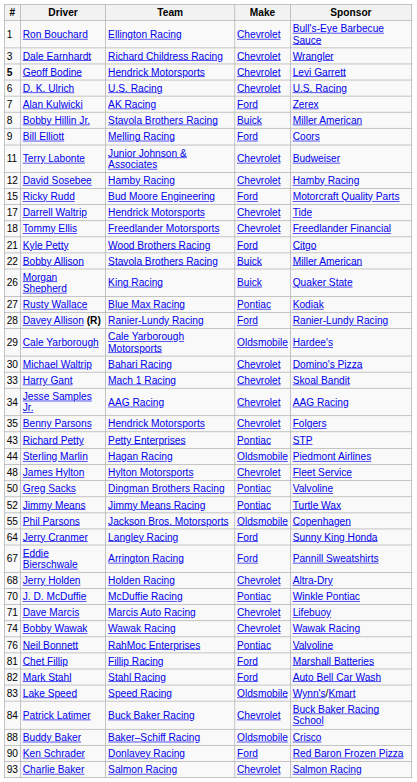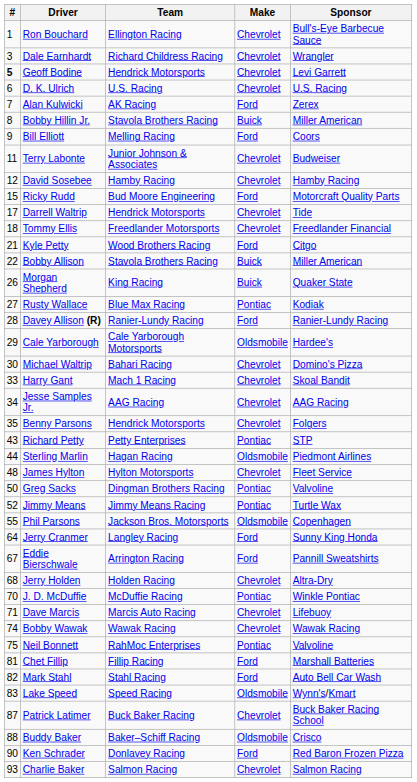(12, 645) 76 -> (12, 645) 75
(12, 715) 84 -> (12, 715) 87
